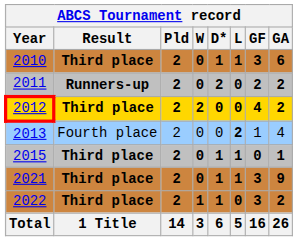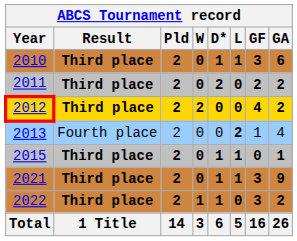(107, 84) Runners-up -> (107, 84) Third place
